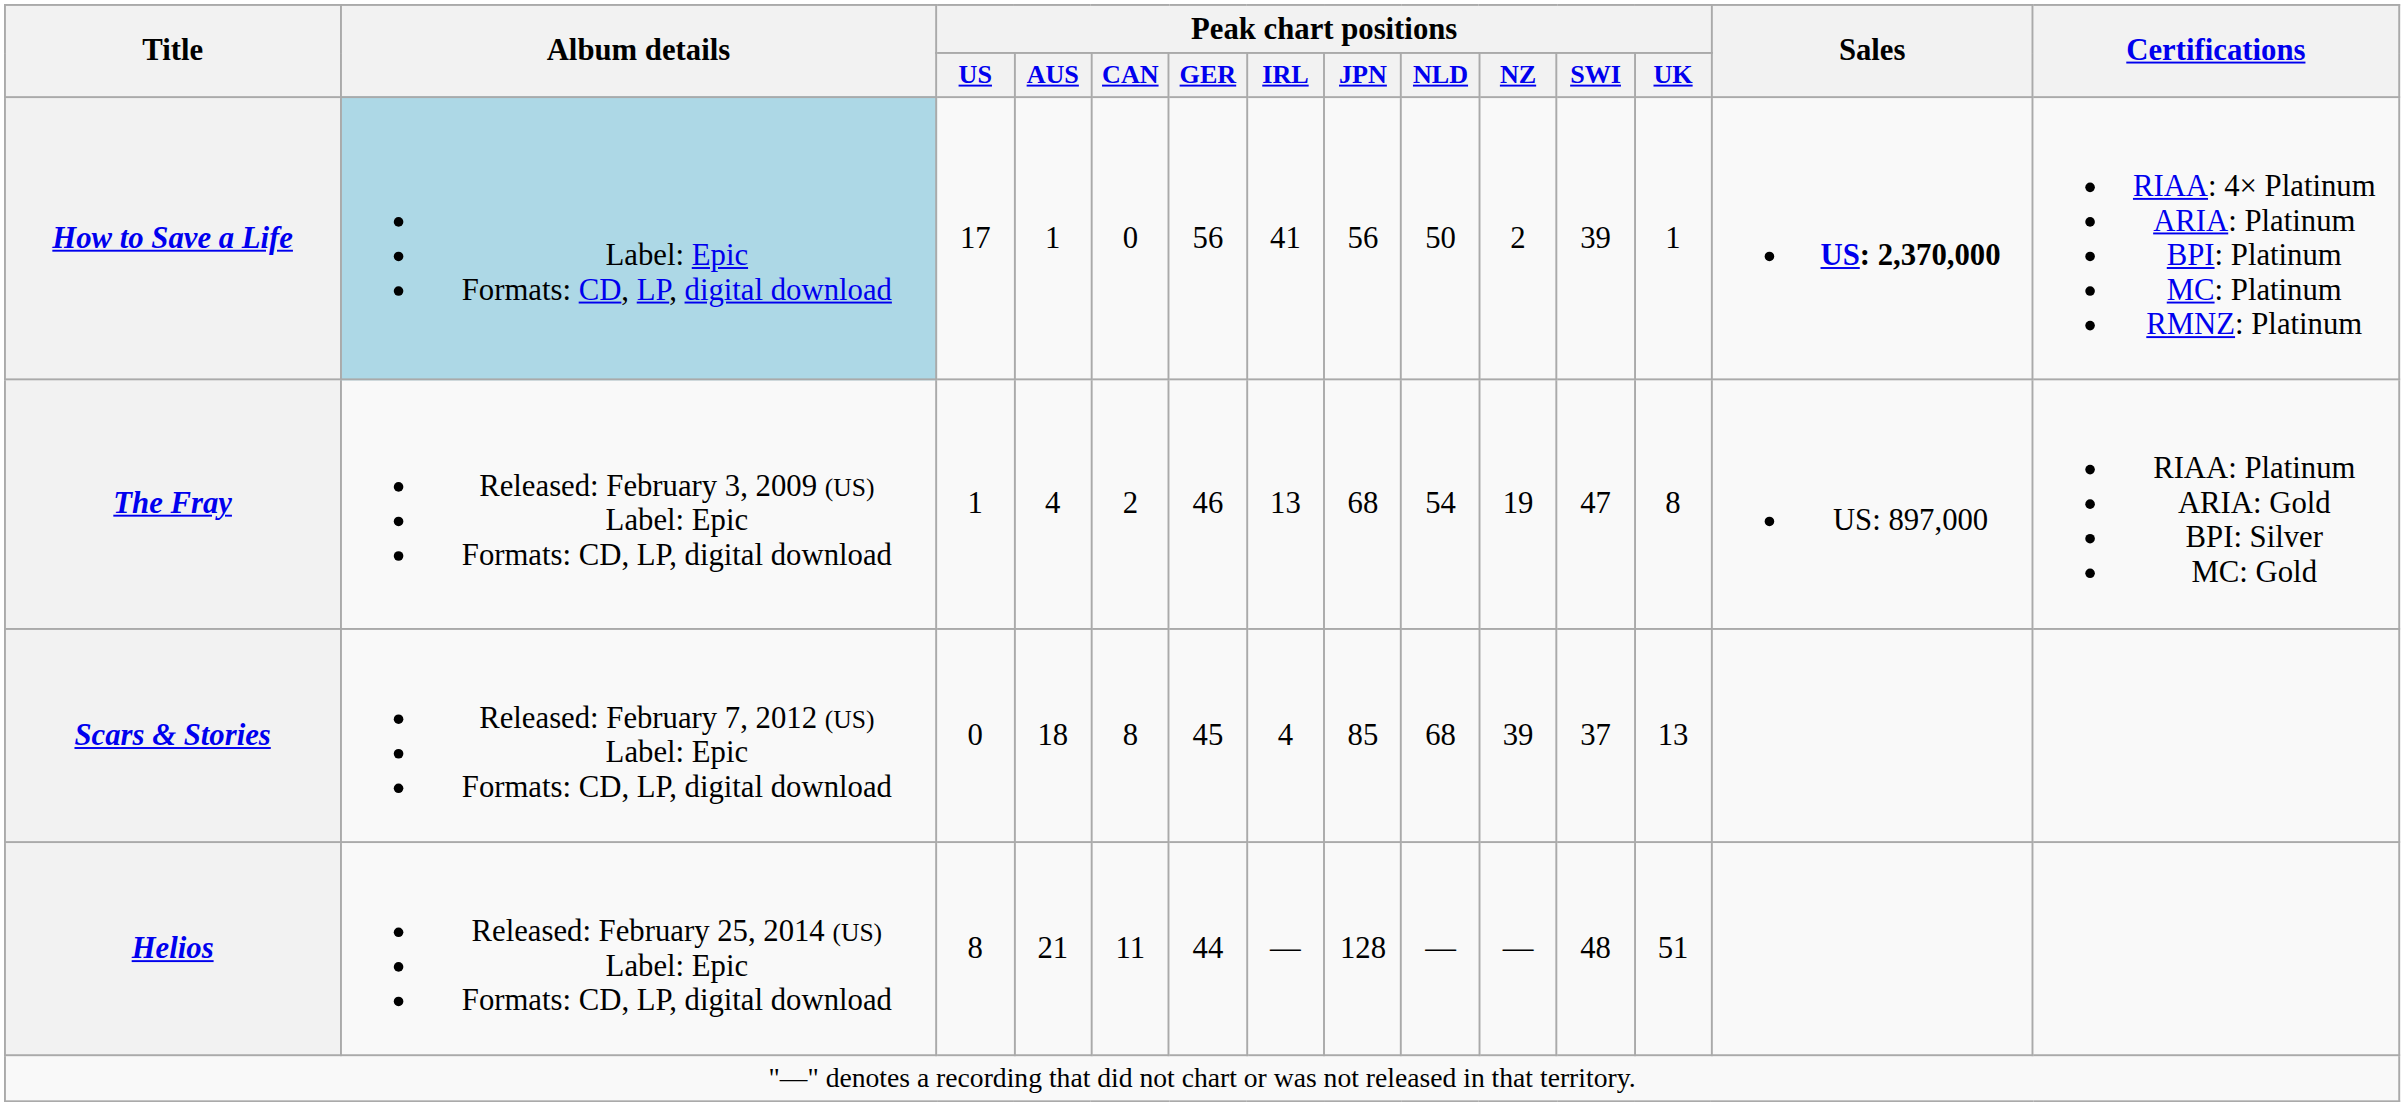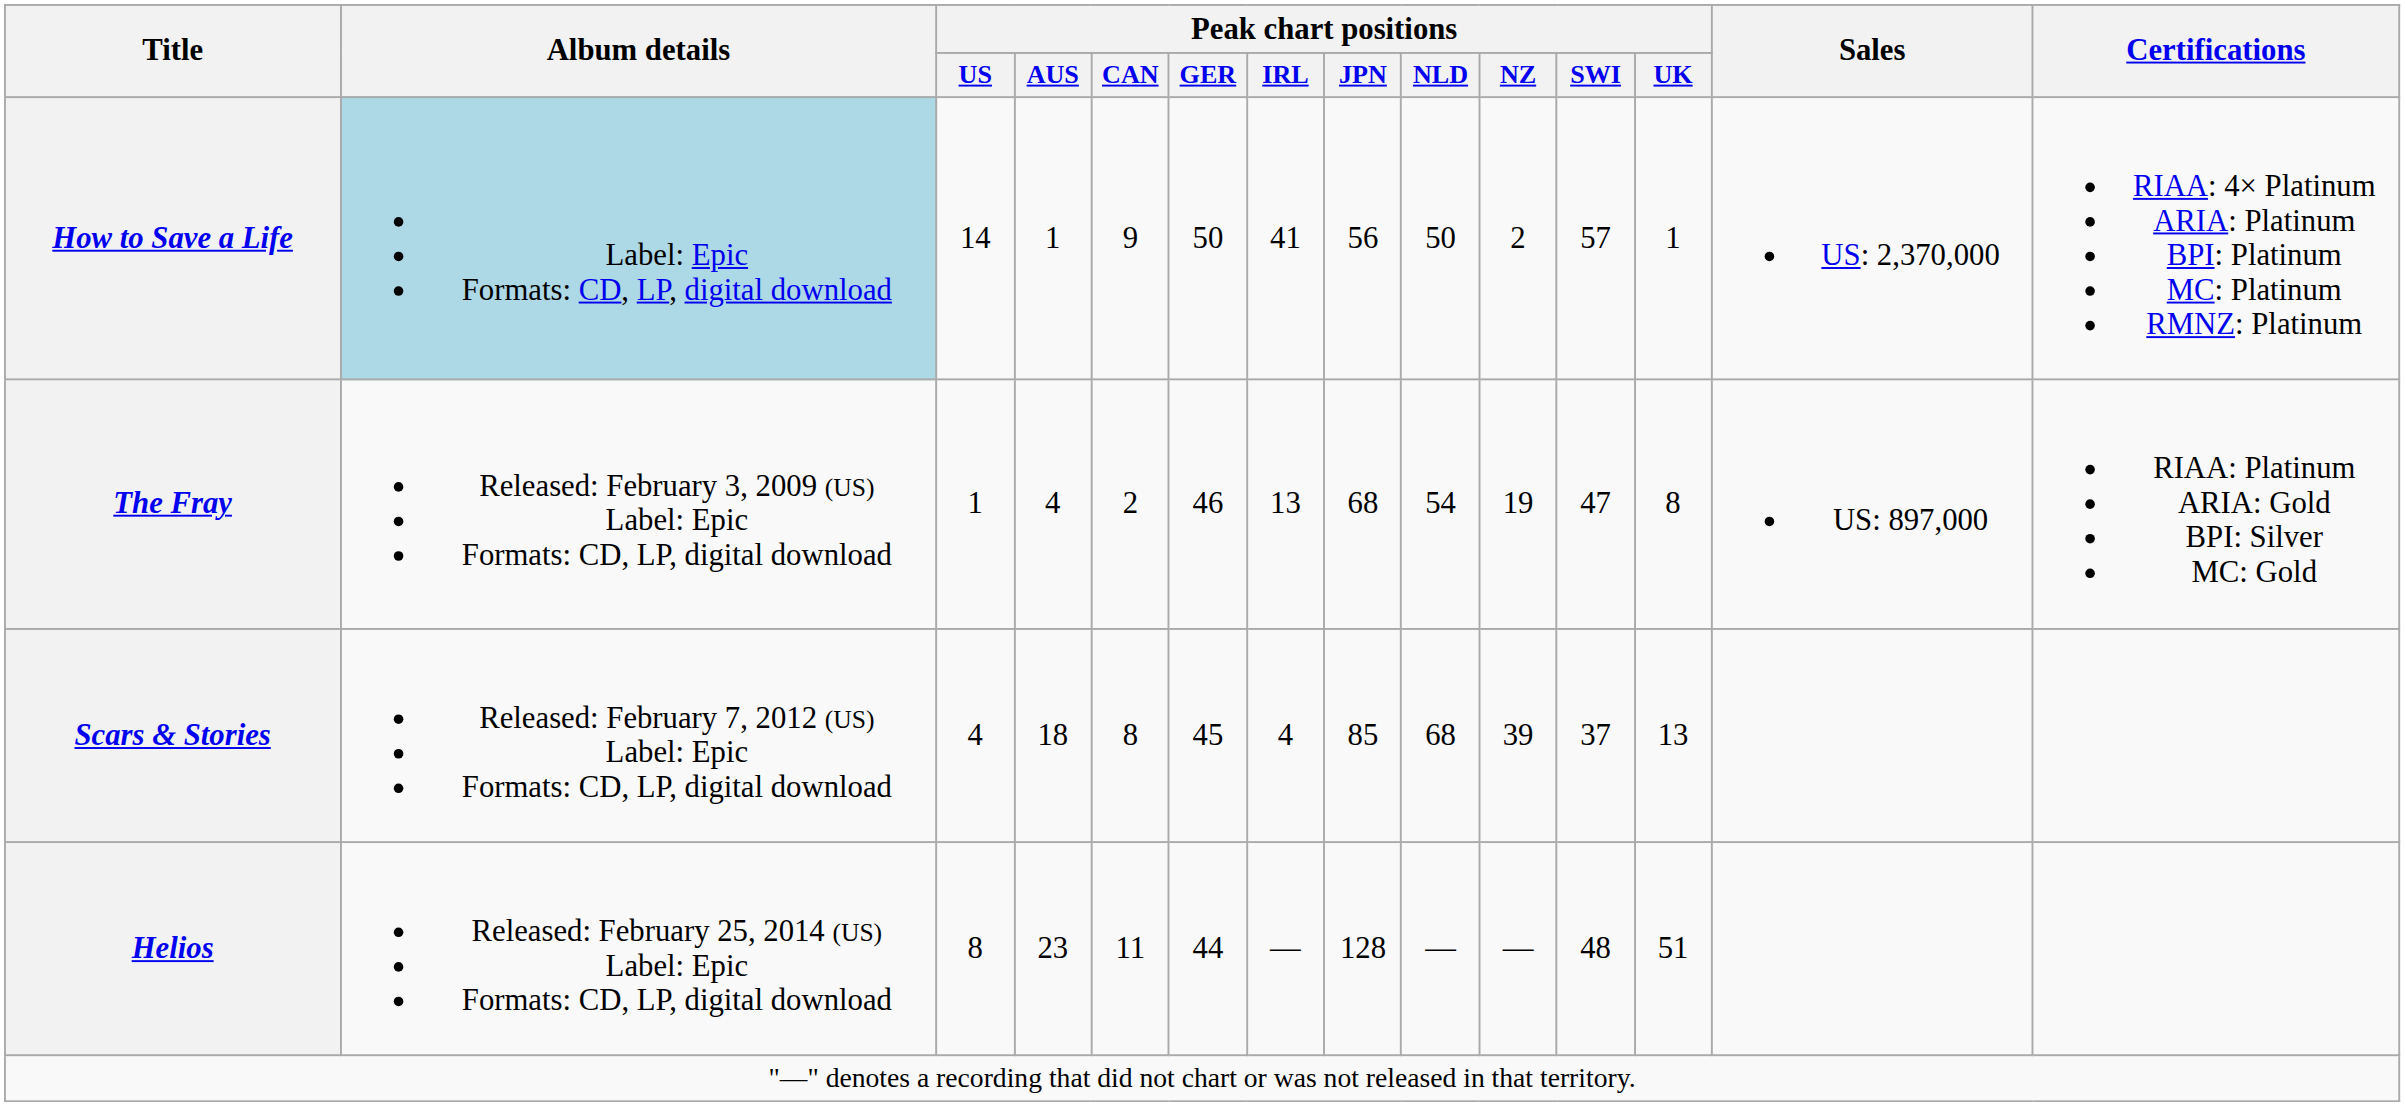(975, 237) 17 -> (975, 237) 14
(1130, 237) 0 -> (1130, 237) 9
(1208, 237) 56 -> (1208, 237) 50
(1596, 237) 39 -> (1596, 237) 57
(1872, 256) bold -> (1872, 256) normal
(975, 734) 0 -> (975, 734) 4
(1053, 948) 21 -> (1053, 948) 23
